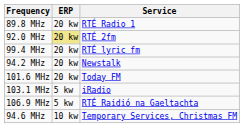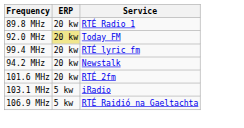(99, 37) RTÉ 2fm -> (101, 37) Today FM
(101, 77) Today FM -> (99, 77) RTÉ 2fm
- row: (26, 116)
